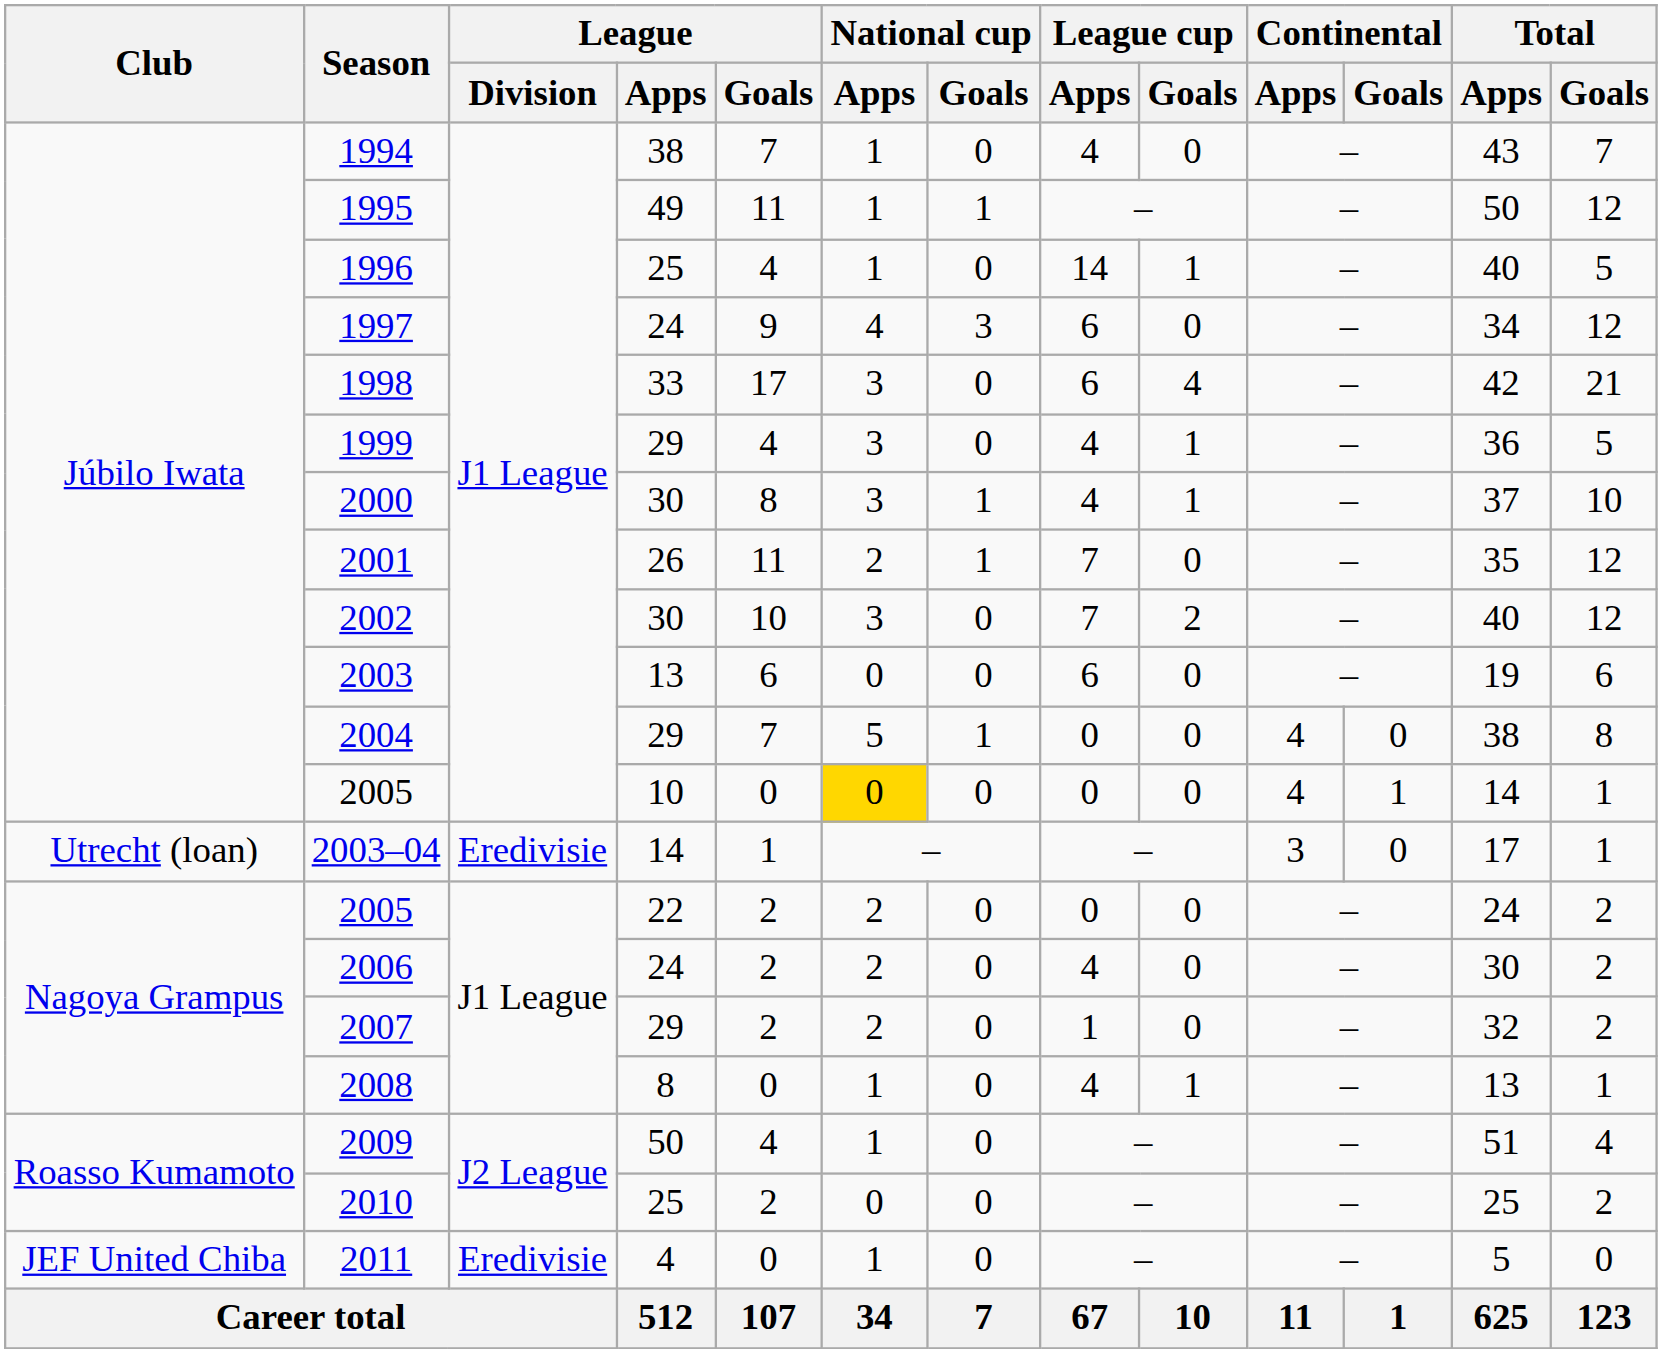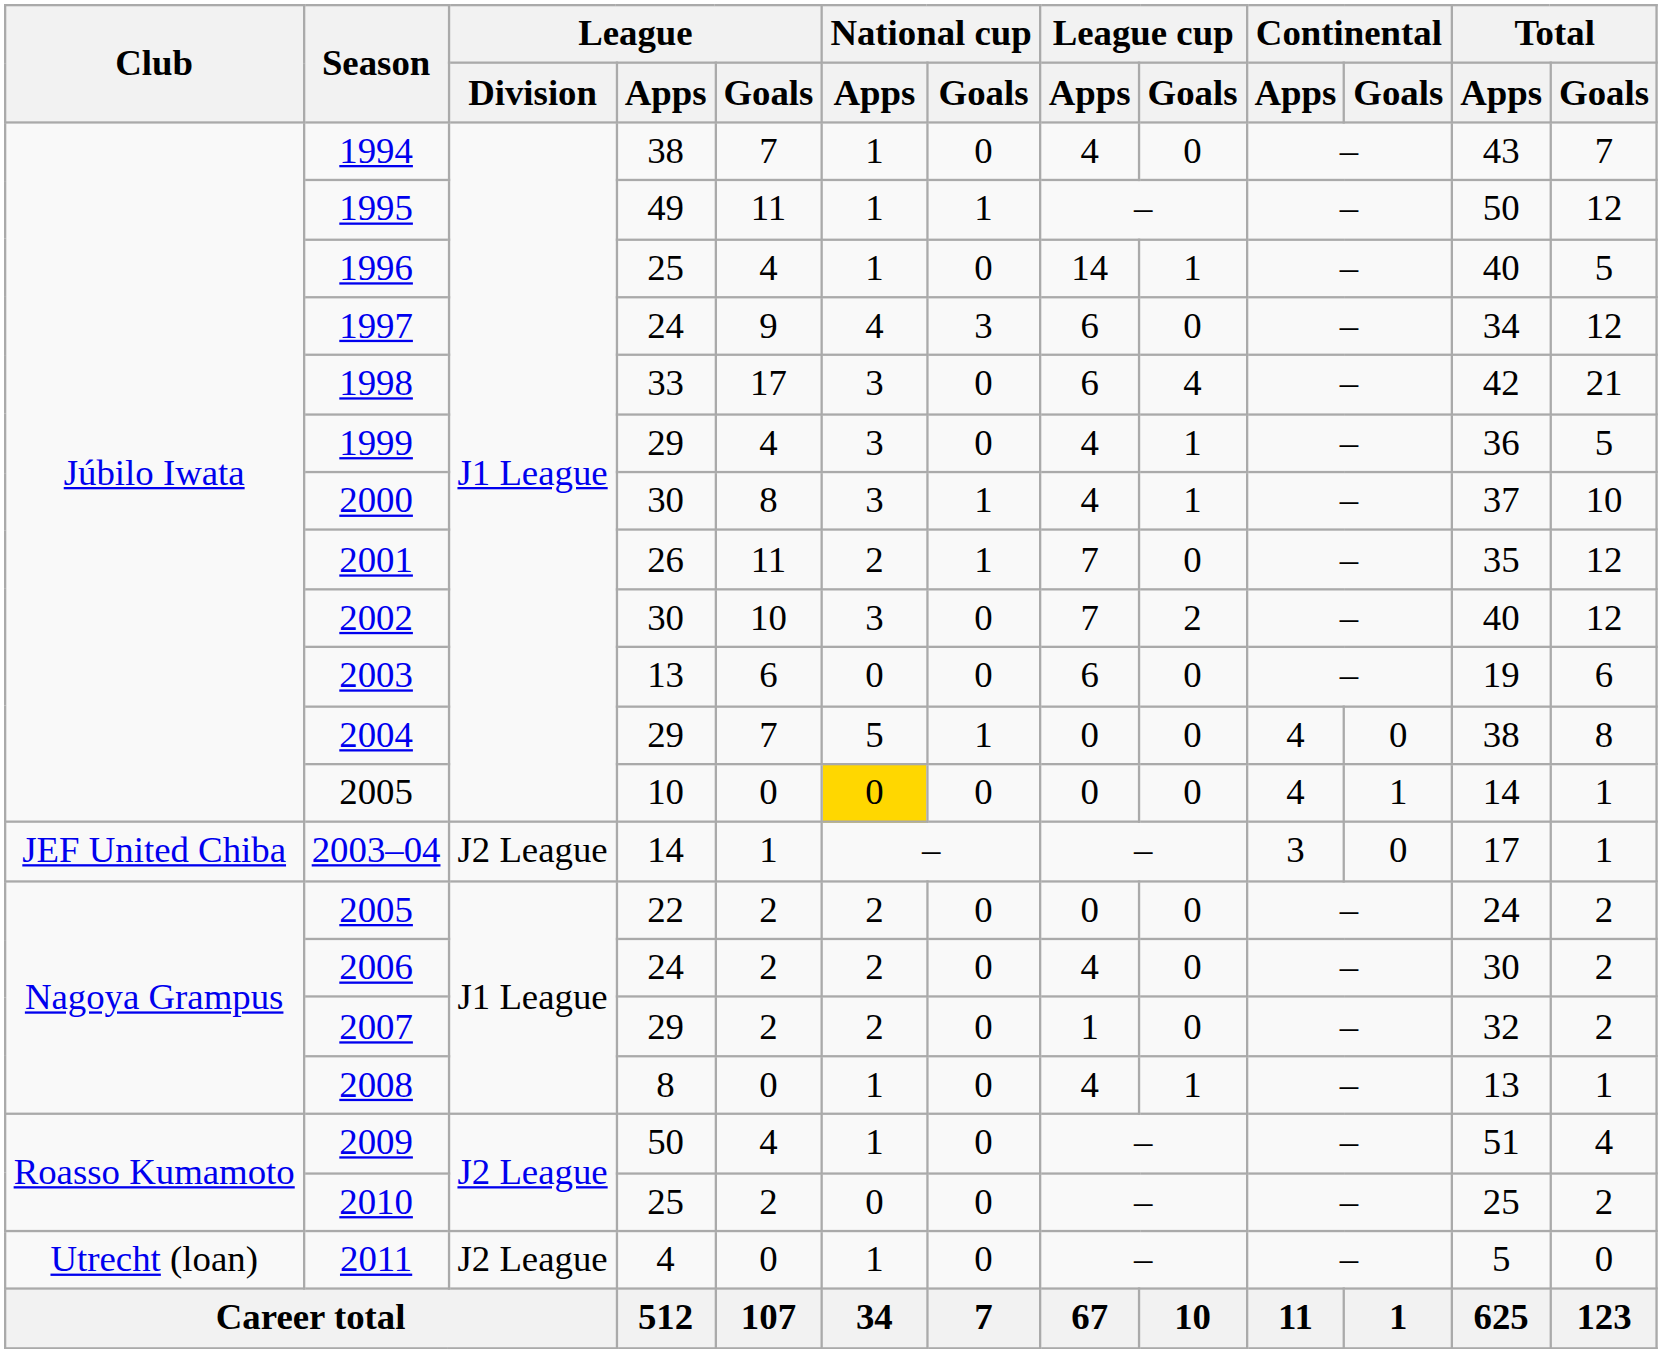(154, 850) Utrecht (loan) -> (154, 850) JEF United Chiba
(533, 850) Eredivisie -> (533, 850) J2 League
(154, 1259) JEF United Chiba -> (154, 1259) Utrecht (loan)
(533, 1259) Eredivisie -> (533, 1259) J2 League
